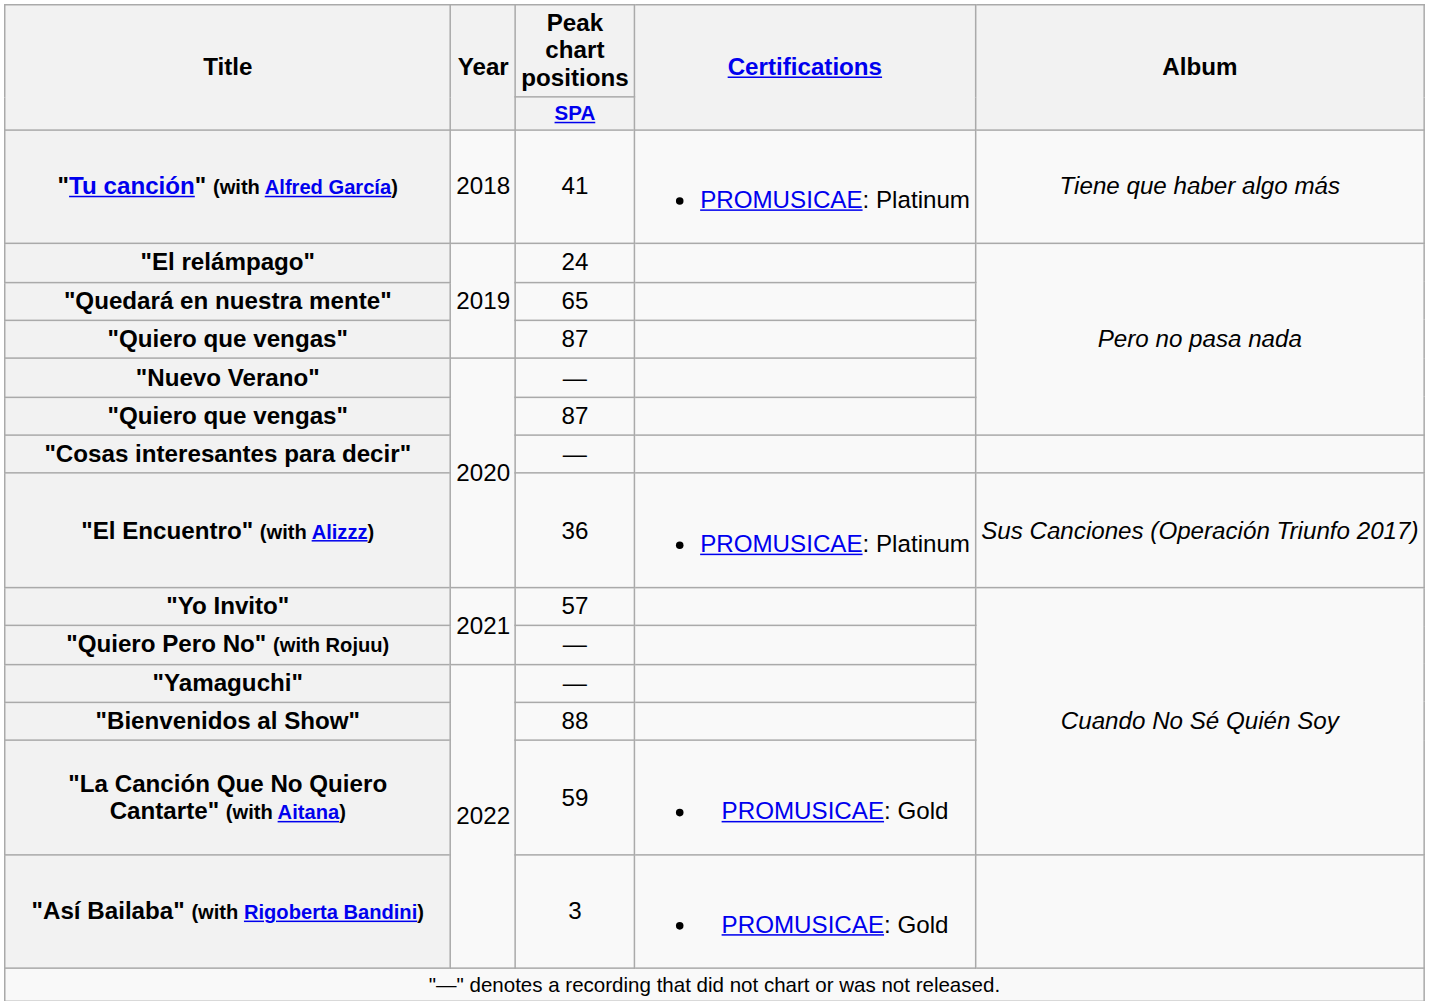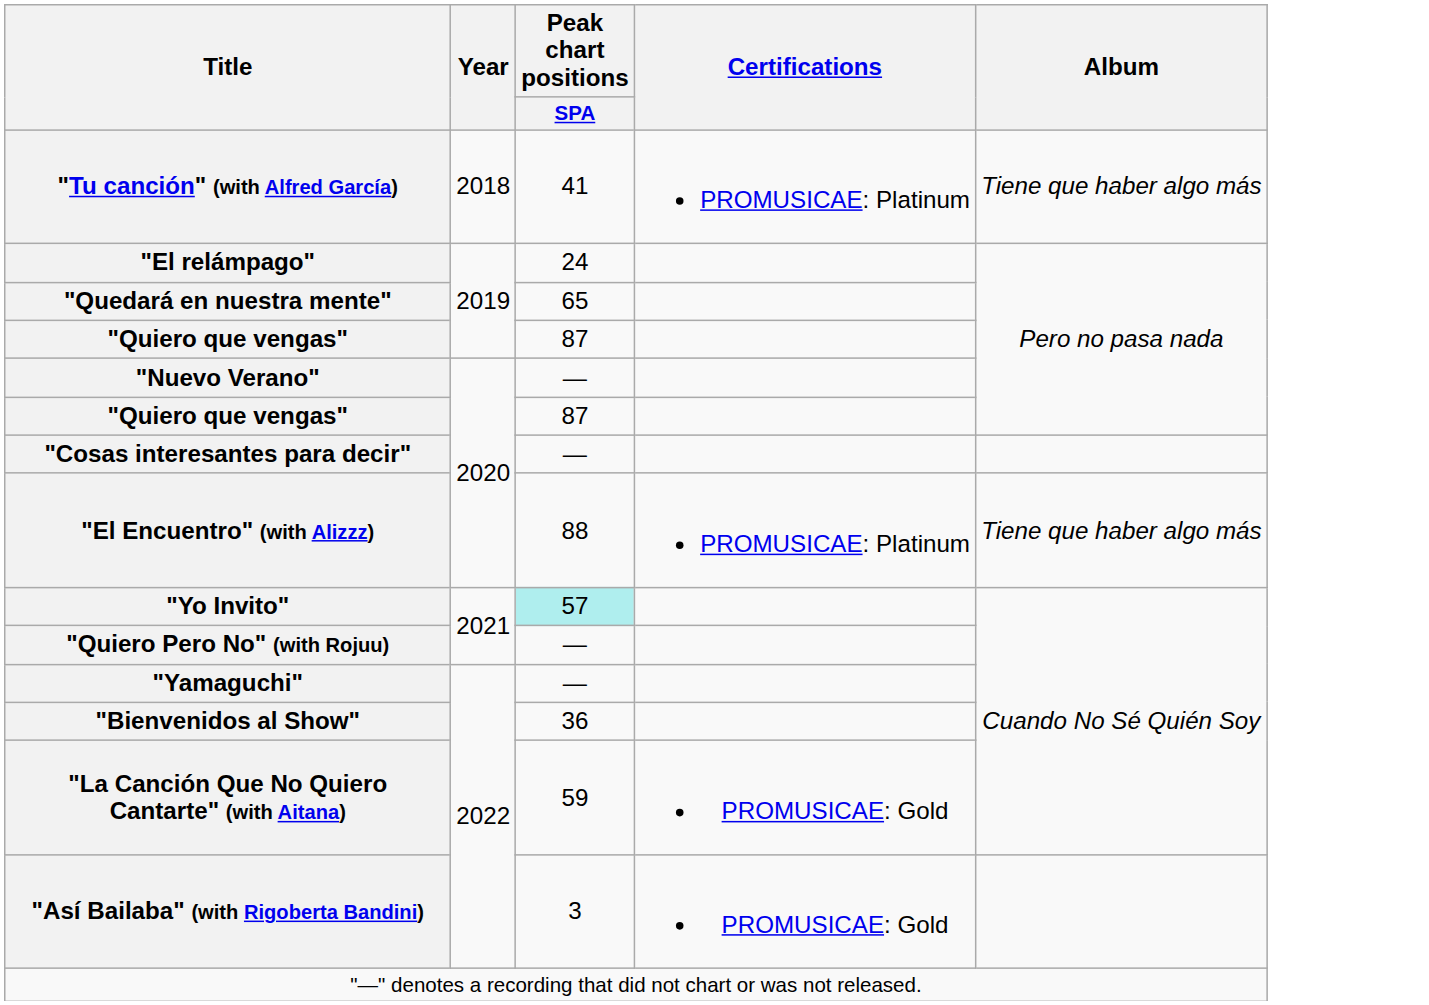(575, 530) 36 -> (575, 530) 88
(1200, 530) Sus Canciones (Operación Triunfo 2017) -> (1121, 530) Tiene que haber algo más
(575, 606) no background -> (575, 606) paleturquoise background
(575, 721) 88 -> (575, 721) 36
